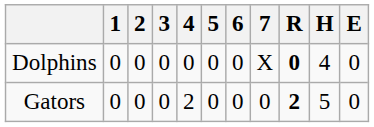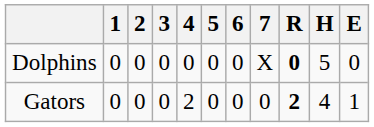(325, 62) 4 -> (325, 62) 5
(325, 101) 5 -> (325, 101) 4
(354, 101) 0 -> (354, 101) 1
